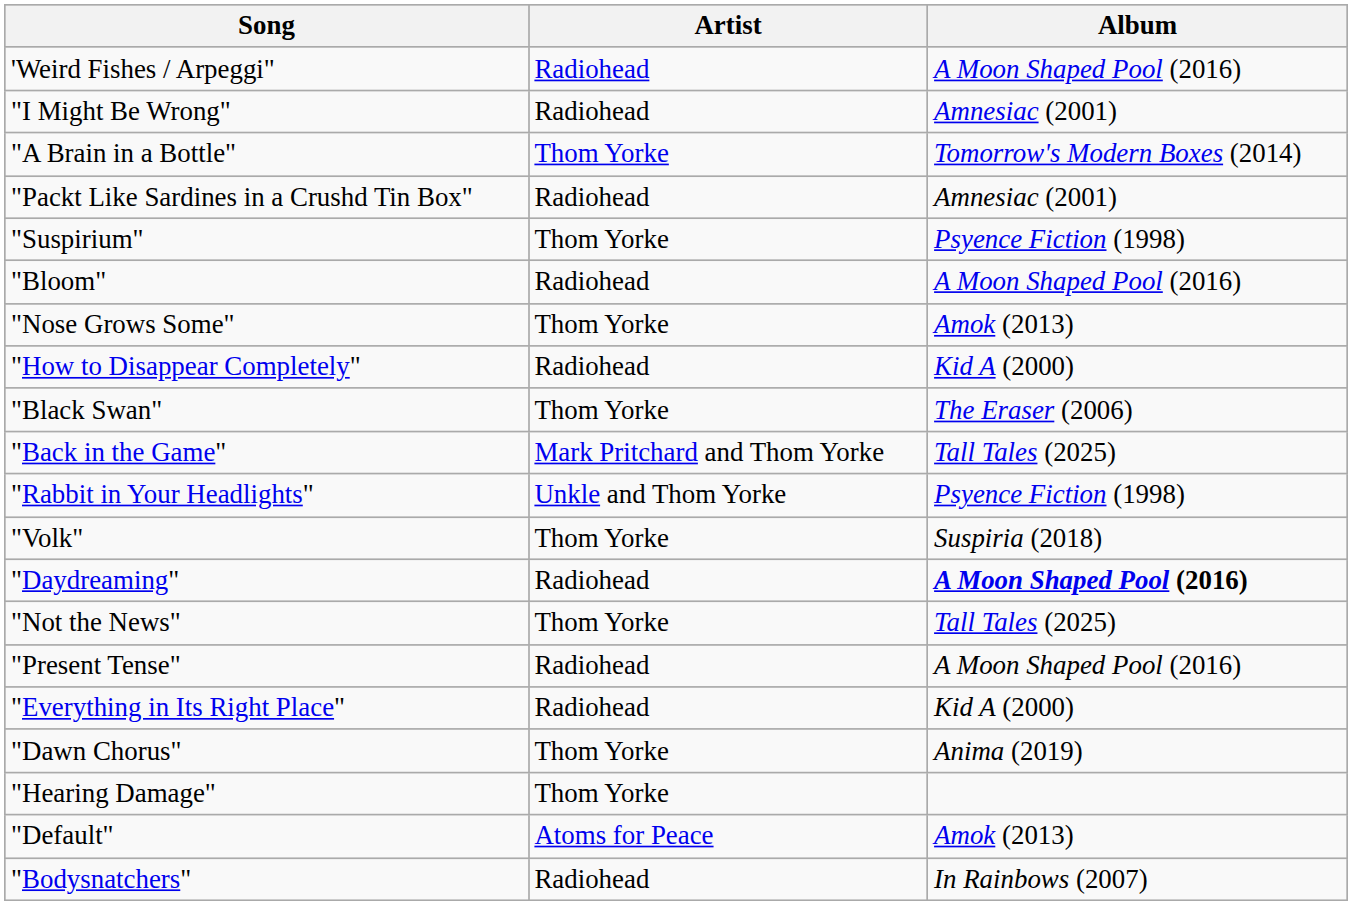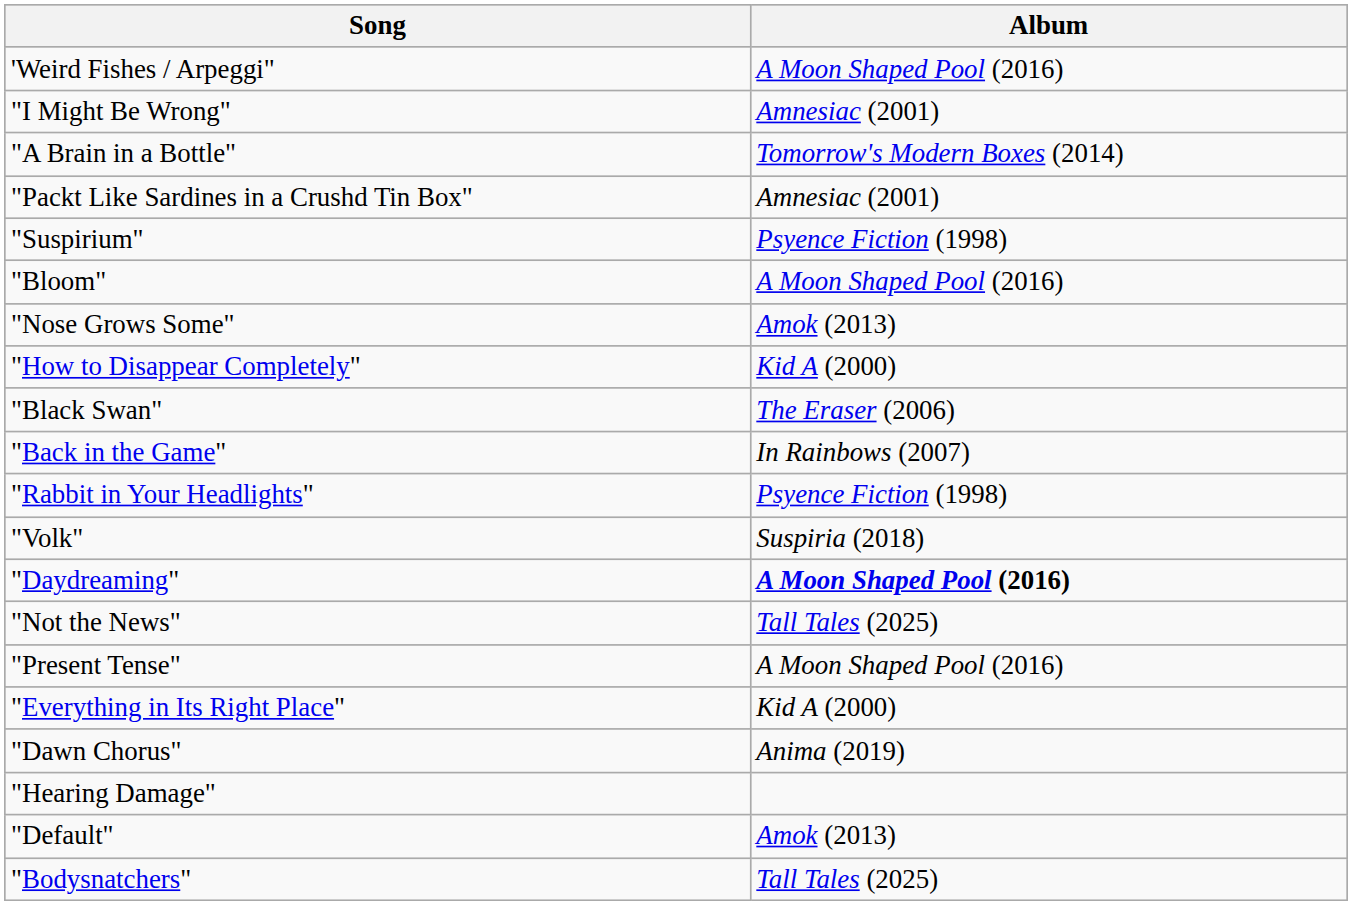- column: (728, 25)
(1025, 452) Tall Tales (2025) -> (863, 452) In Rainbows (2007)
(1041, 878) In Rainbows (2007) -> (847, 878) Tall Tales (2025)
